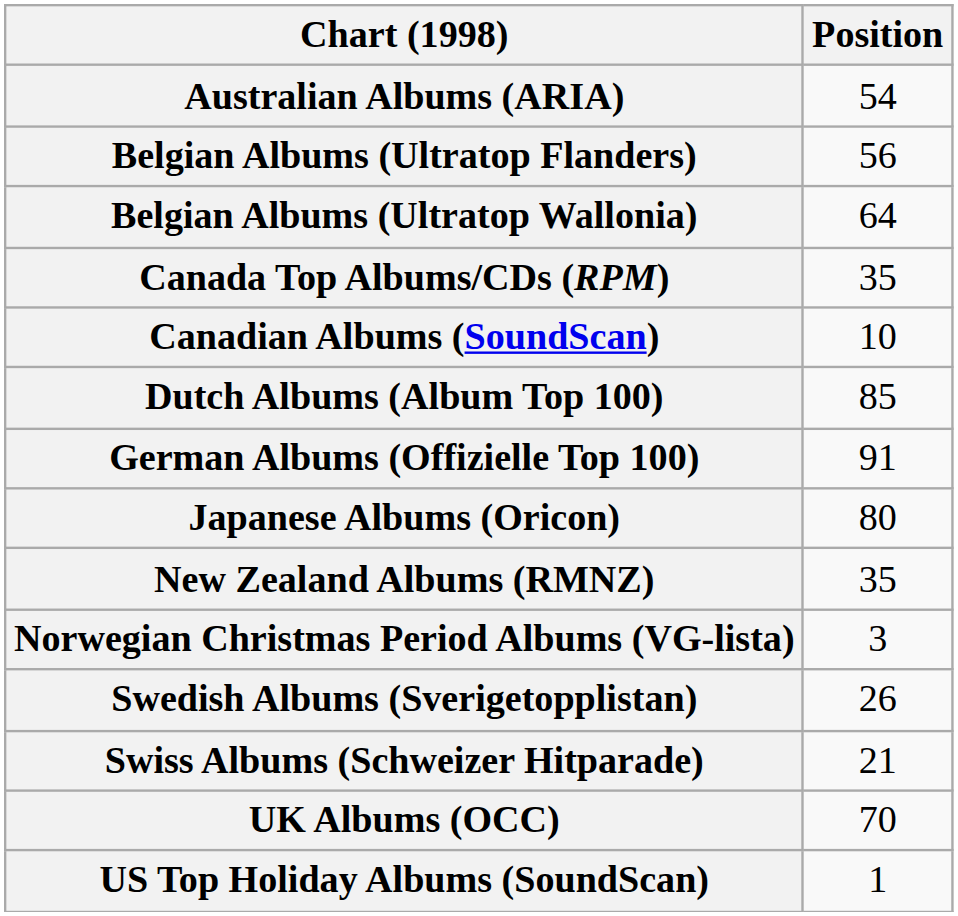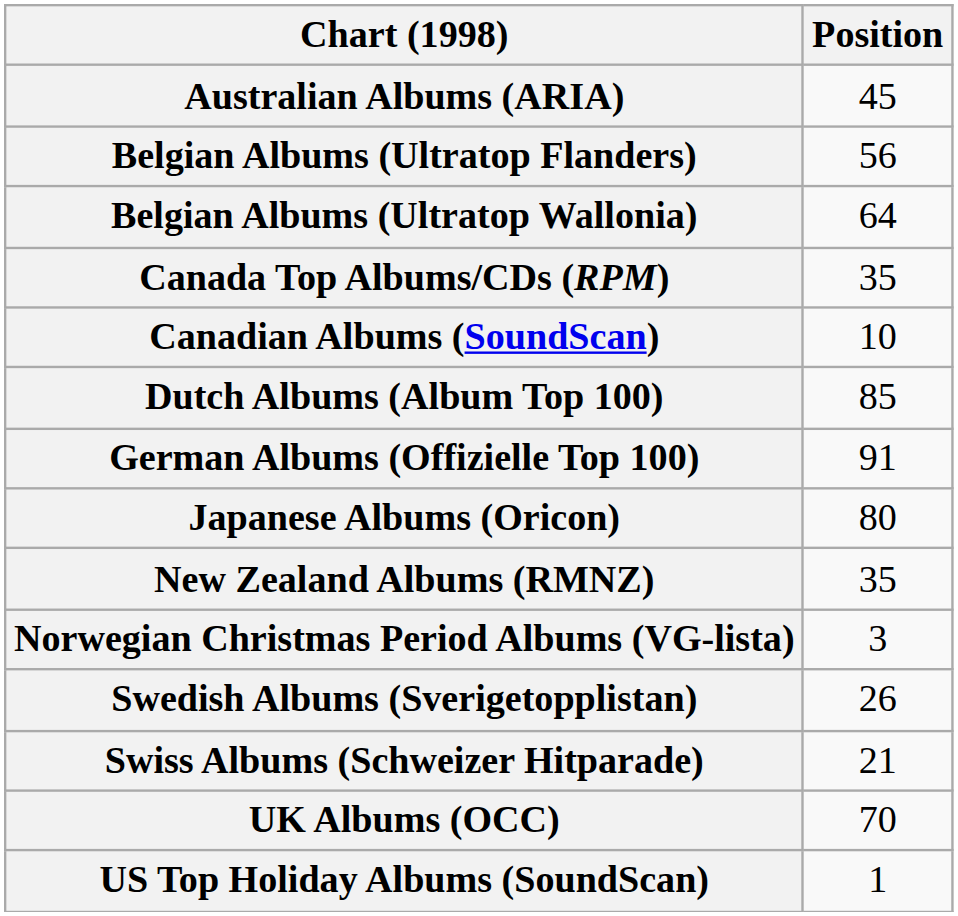(878, 95) 54 -> (878, 95) 45
